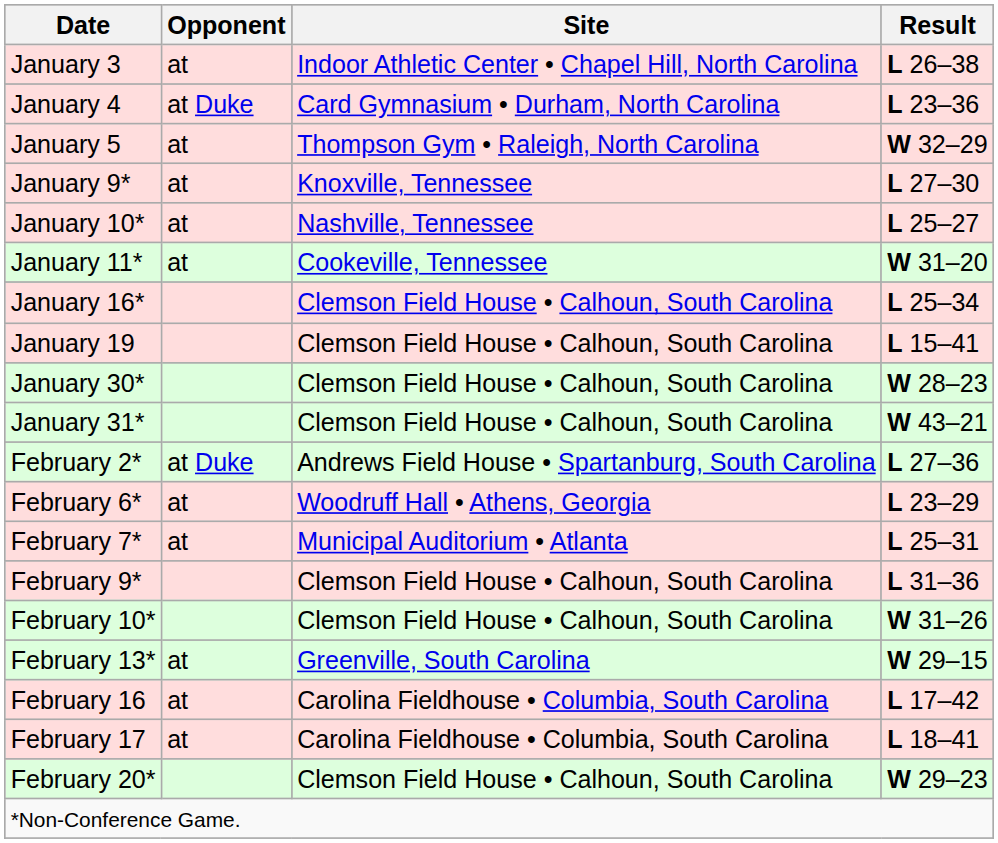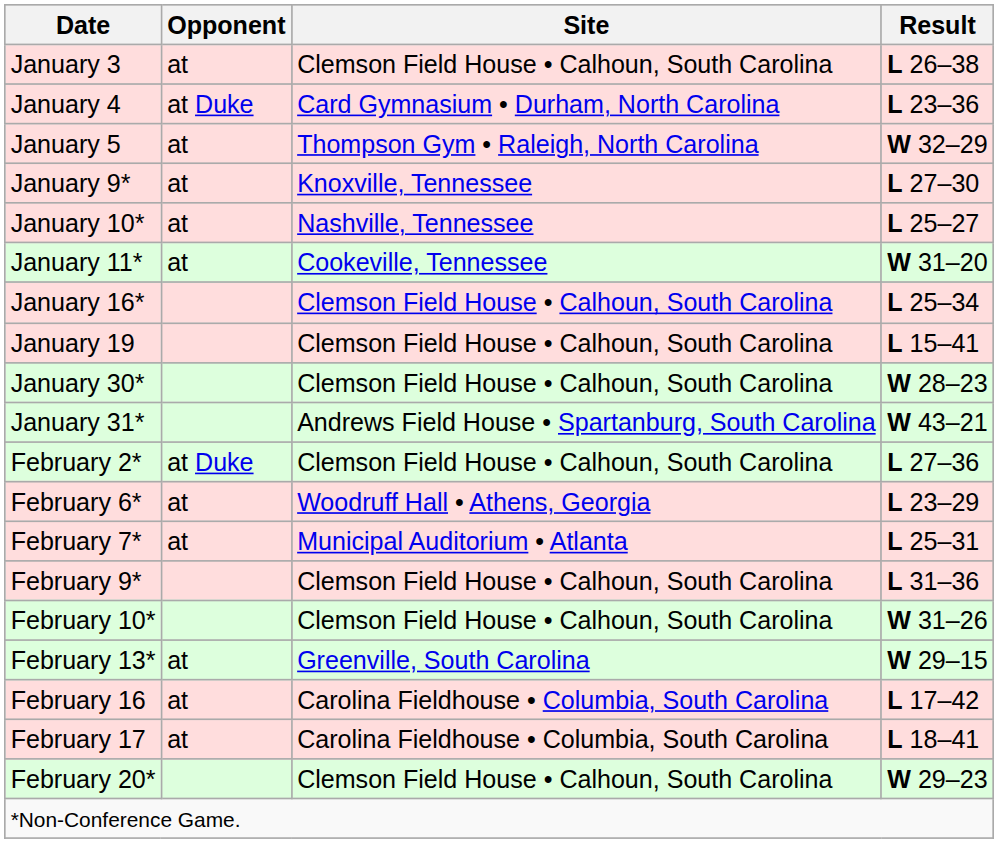(577, 65) Indoor Athletic Center • Chapel Hill, North Carolina -> (565, 65) Clemson Field House • Calhoun, South Carolina
(565, 422) Clemson Field House • Calhoun, South Carolina -> (586, 422) Andrews Field House • Spartanburg, South Carolina
(586, 462) Andrews Field House • Spartanburg, South Carolina -> (565, 462) Clemson Field House • Calhoun, South Carolina
